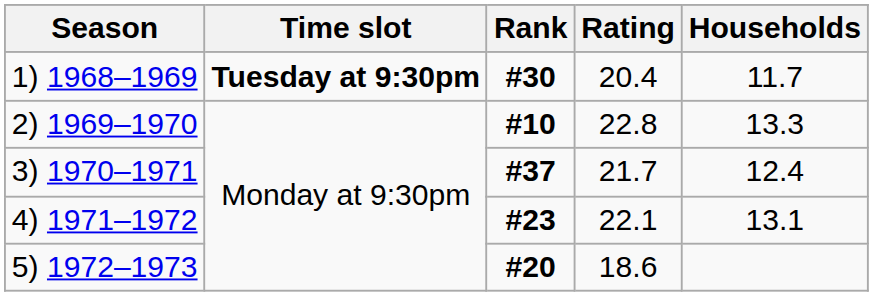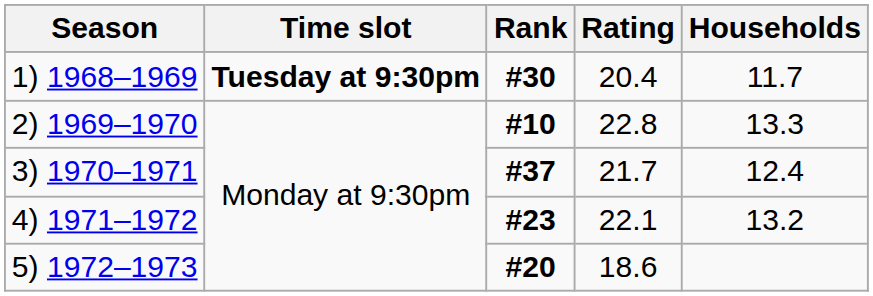(775, 219) 13.1 -> (775, 219) 13.2
